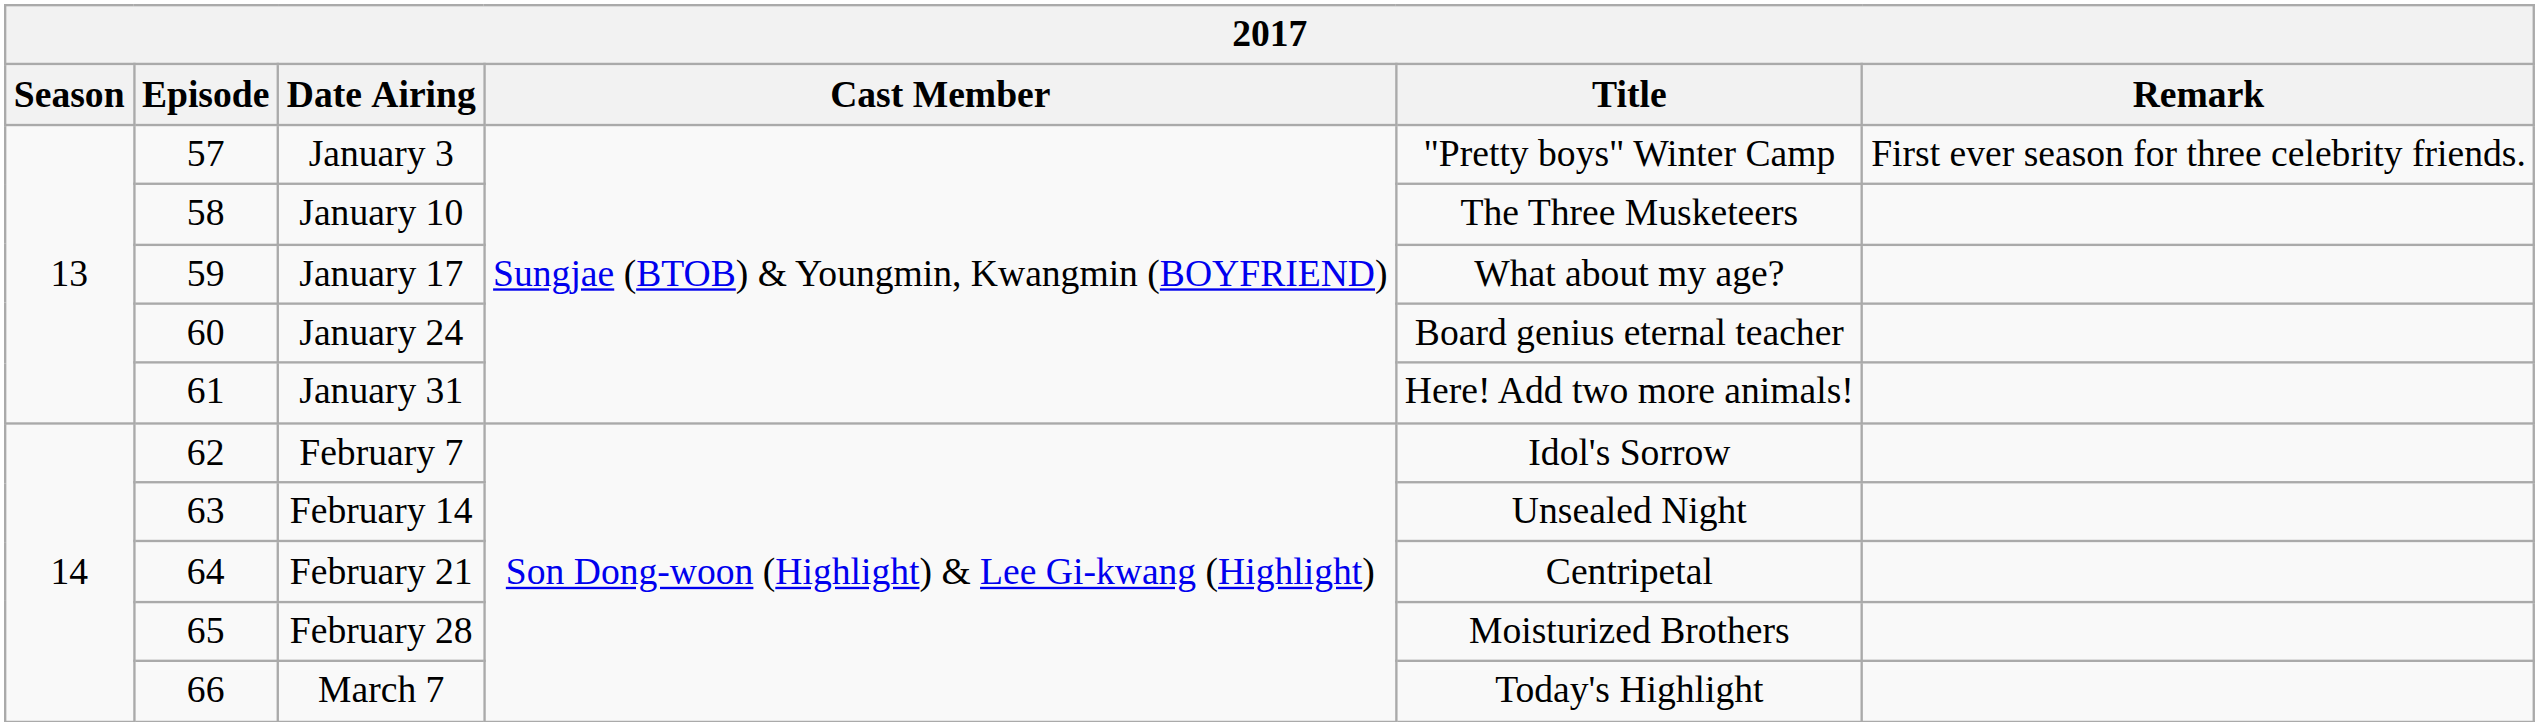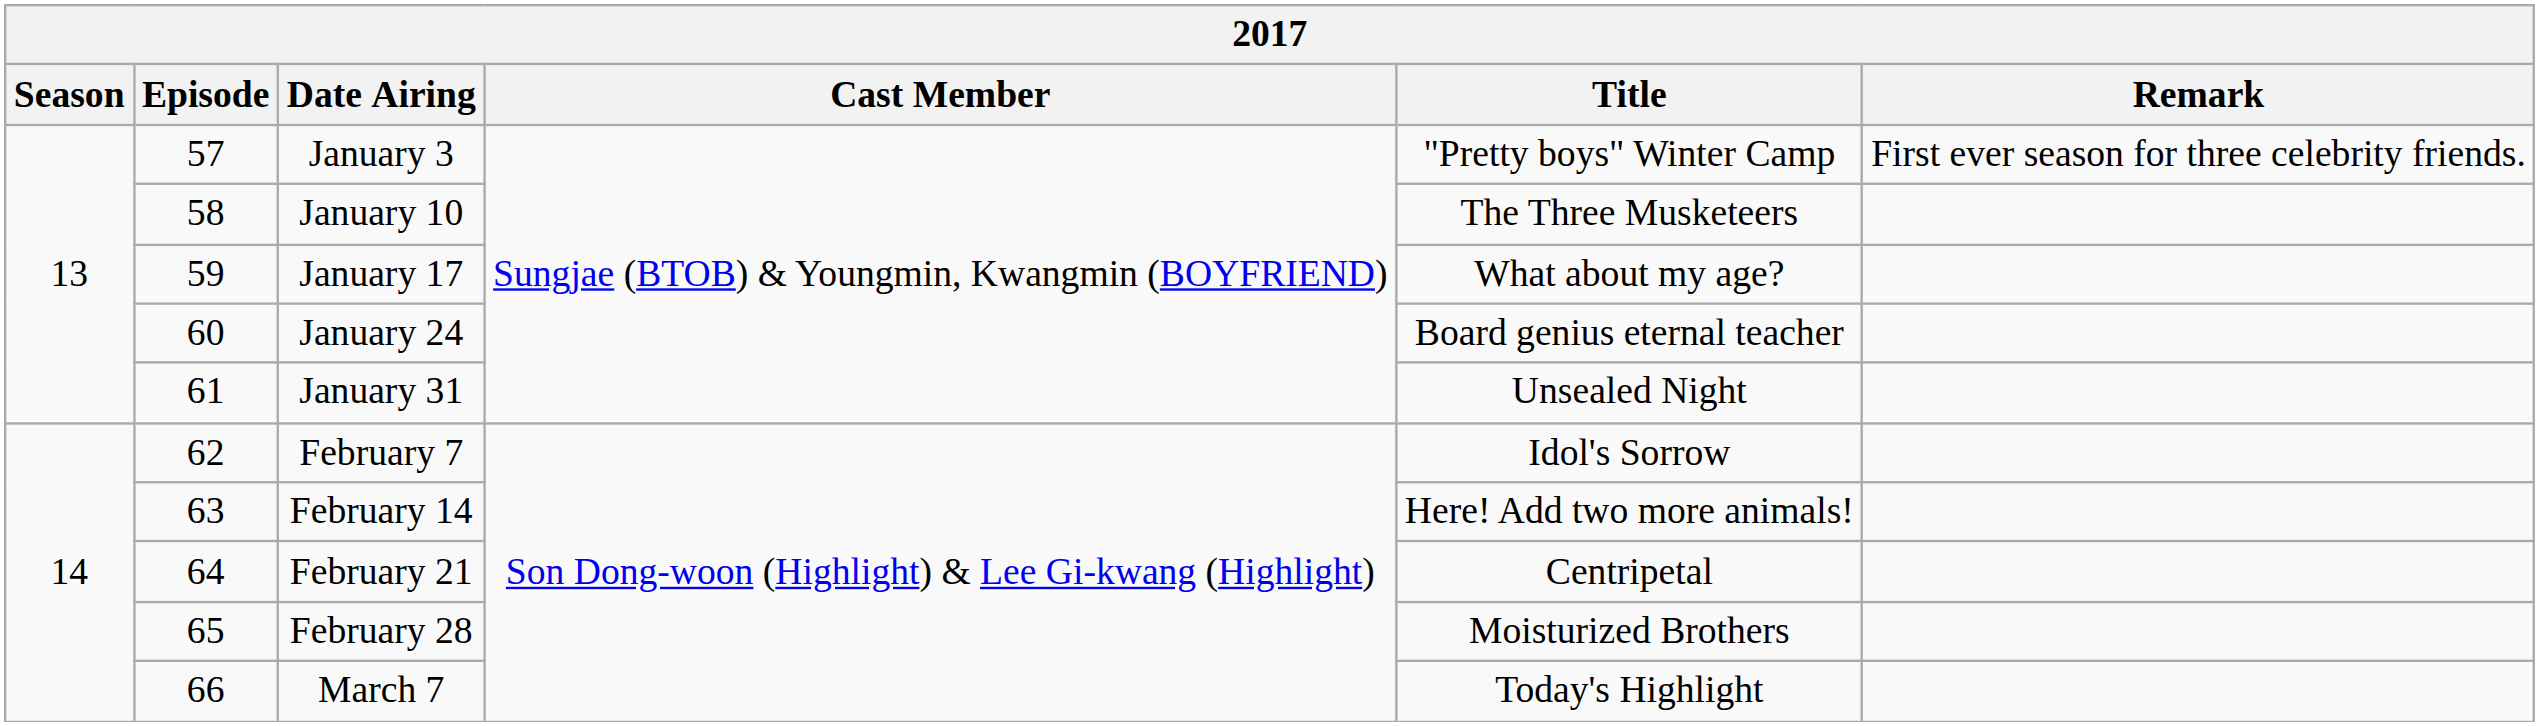(1629, 392) Here! Add two more animals! -> (1629, 392) Unsealed Night
(1629, 511) Unsealed Night -> (1629, 511) Here! Add two more animals!
